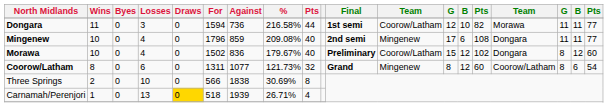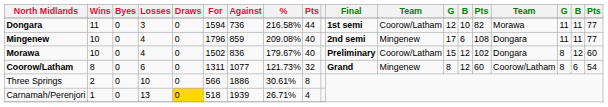(239, 81) 1838 -> (239, 81) 1886
(281, 81) 30.69% -> (281, 81) 30.61%
